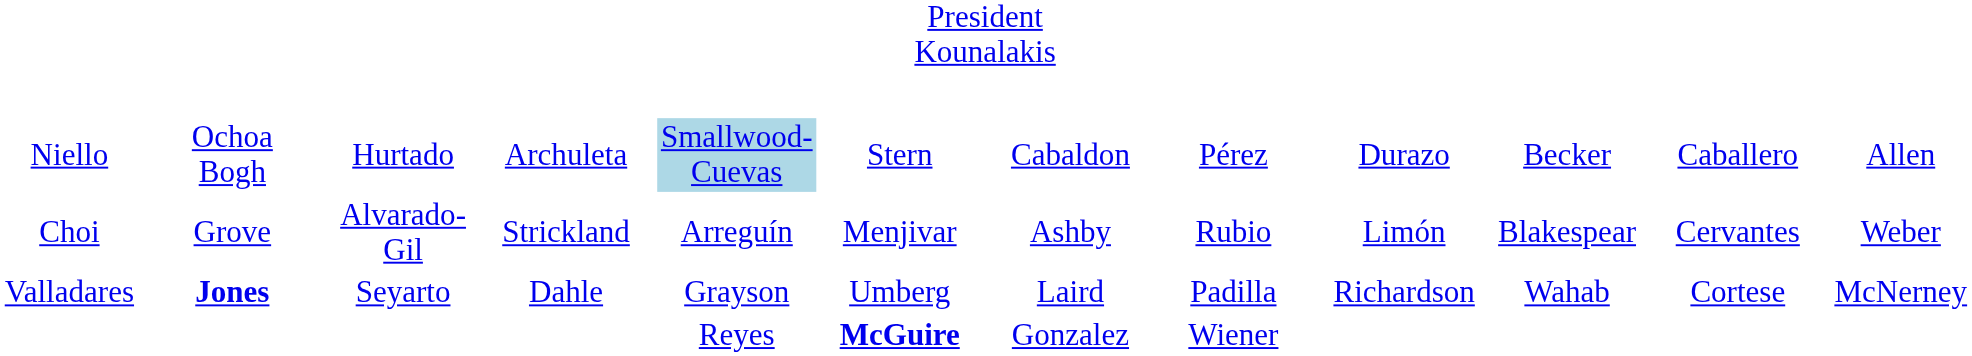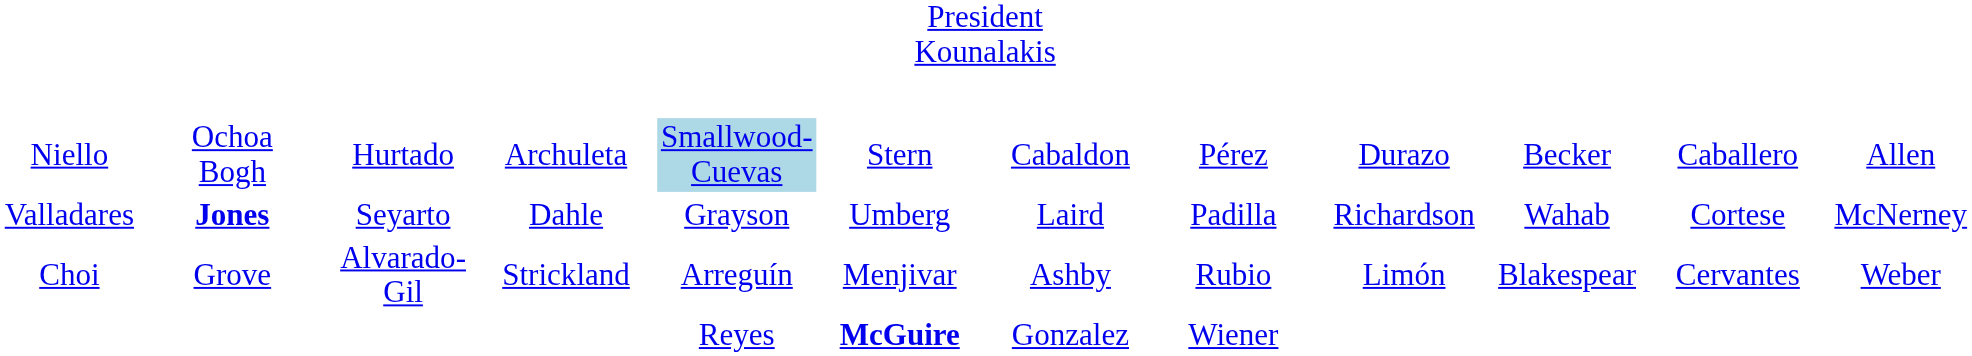rows swapped: (69, 232) <-> (69, 292)
